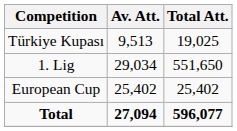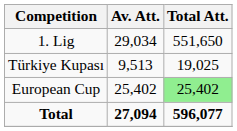rows swapped: (56, 65) <-> (56, 41)
(198, 89) no background -> (198, 89) lightgreen background
